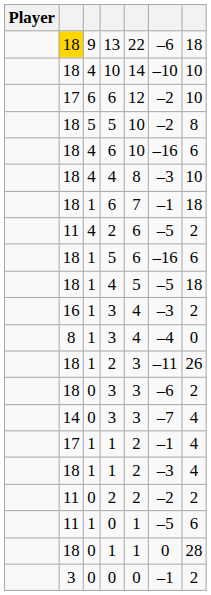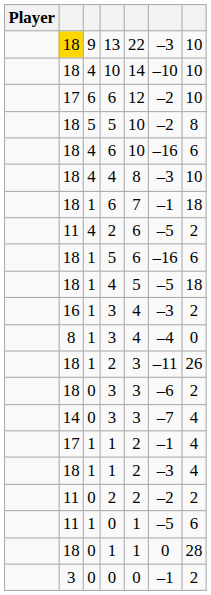(165, 44) –6 -> (165, 44) –3
(194, 44) 18 -> (194, 44) 10
